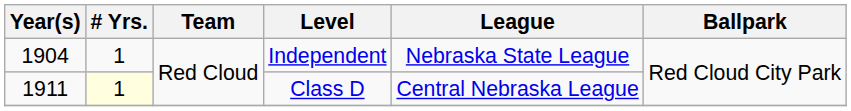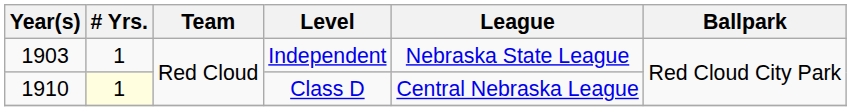(45, 55) 1904 -> (45, 55) 1903
(45, 89) 1911 -> (45, 89) 1910
